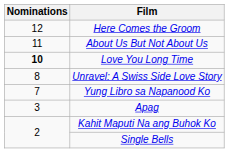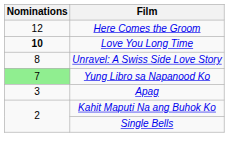- row: (147, 44)
(37, 92) no background -> (37, 76) lightgreen background
